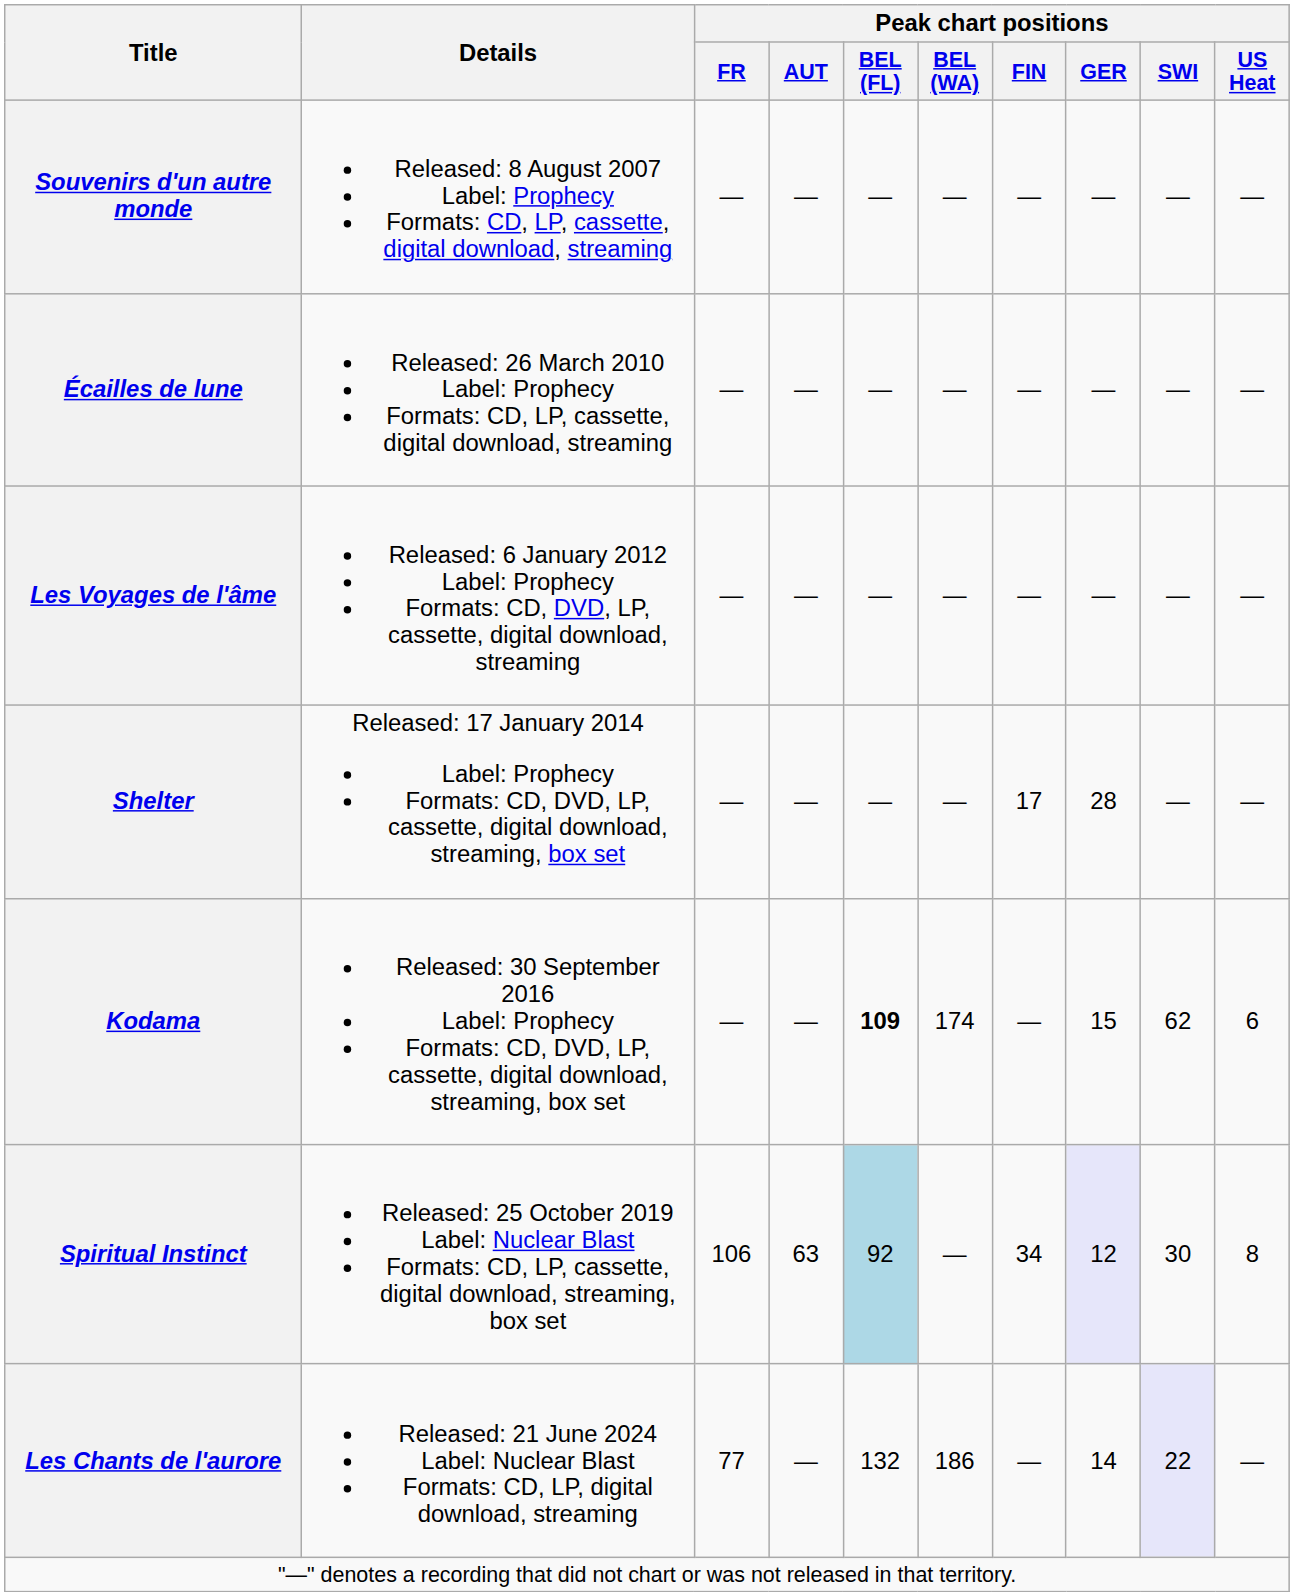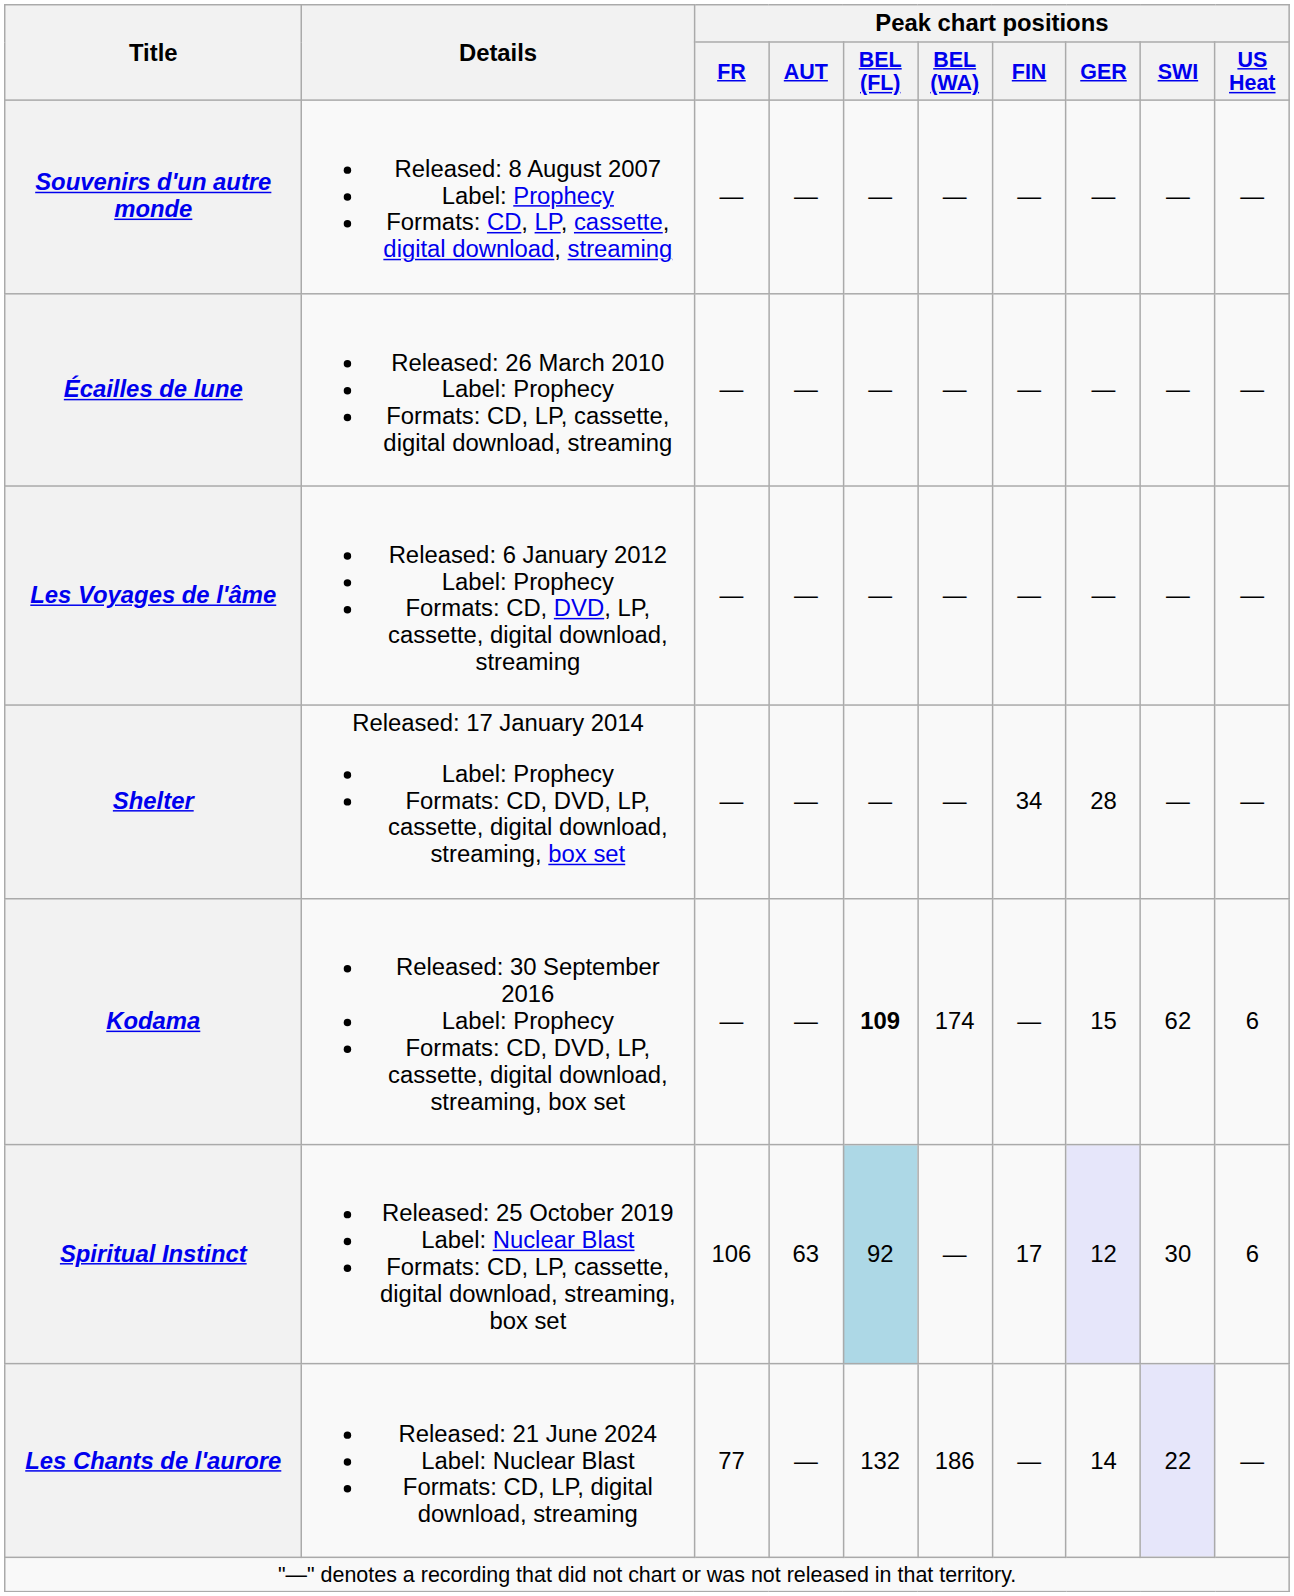(1029, 801) 17 -> (1029, 801) 34
(1029, 1254) 34 -> (1029, 1254) 17
(1252, 1254) 8 -> (1252, 1254) 6
